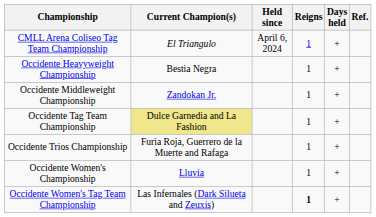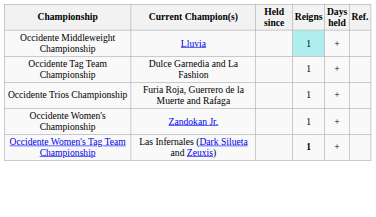- row: (68, 43)
- row: (68, 69)
(191, 95) Zandokan Jr. -> (193, 43) Lluvia
(309, 95) no background -> (309, 43) paleturquoise background
(191, 121) khaki background -> (193, 69) no background
(191, 173) Lluvia -> (193, 121) Zandokan Jr.
